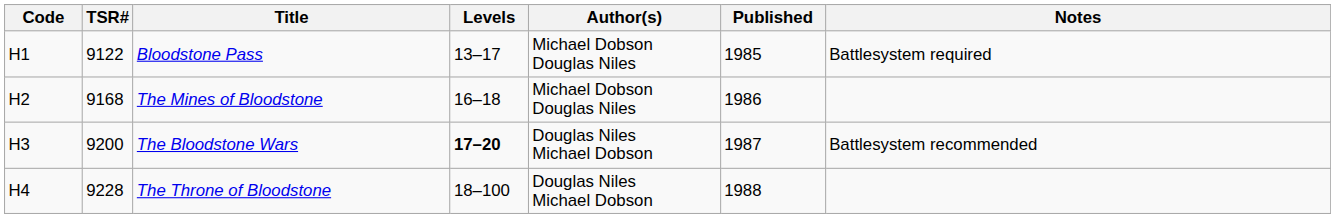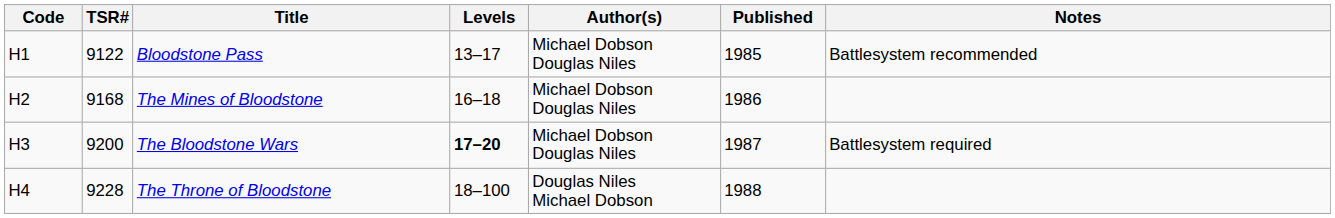(910, 53) Battlesystem required -> (933, 53) Battlesystem recommended
(593, 145) Douglas Niles Michael Dobson -> (593, 145) Michael Dobson Douglas Niles
(933, 145) Battlesystem recommended -> (910, 145) Battlesystem required
